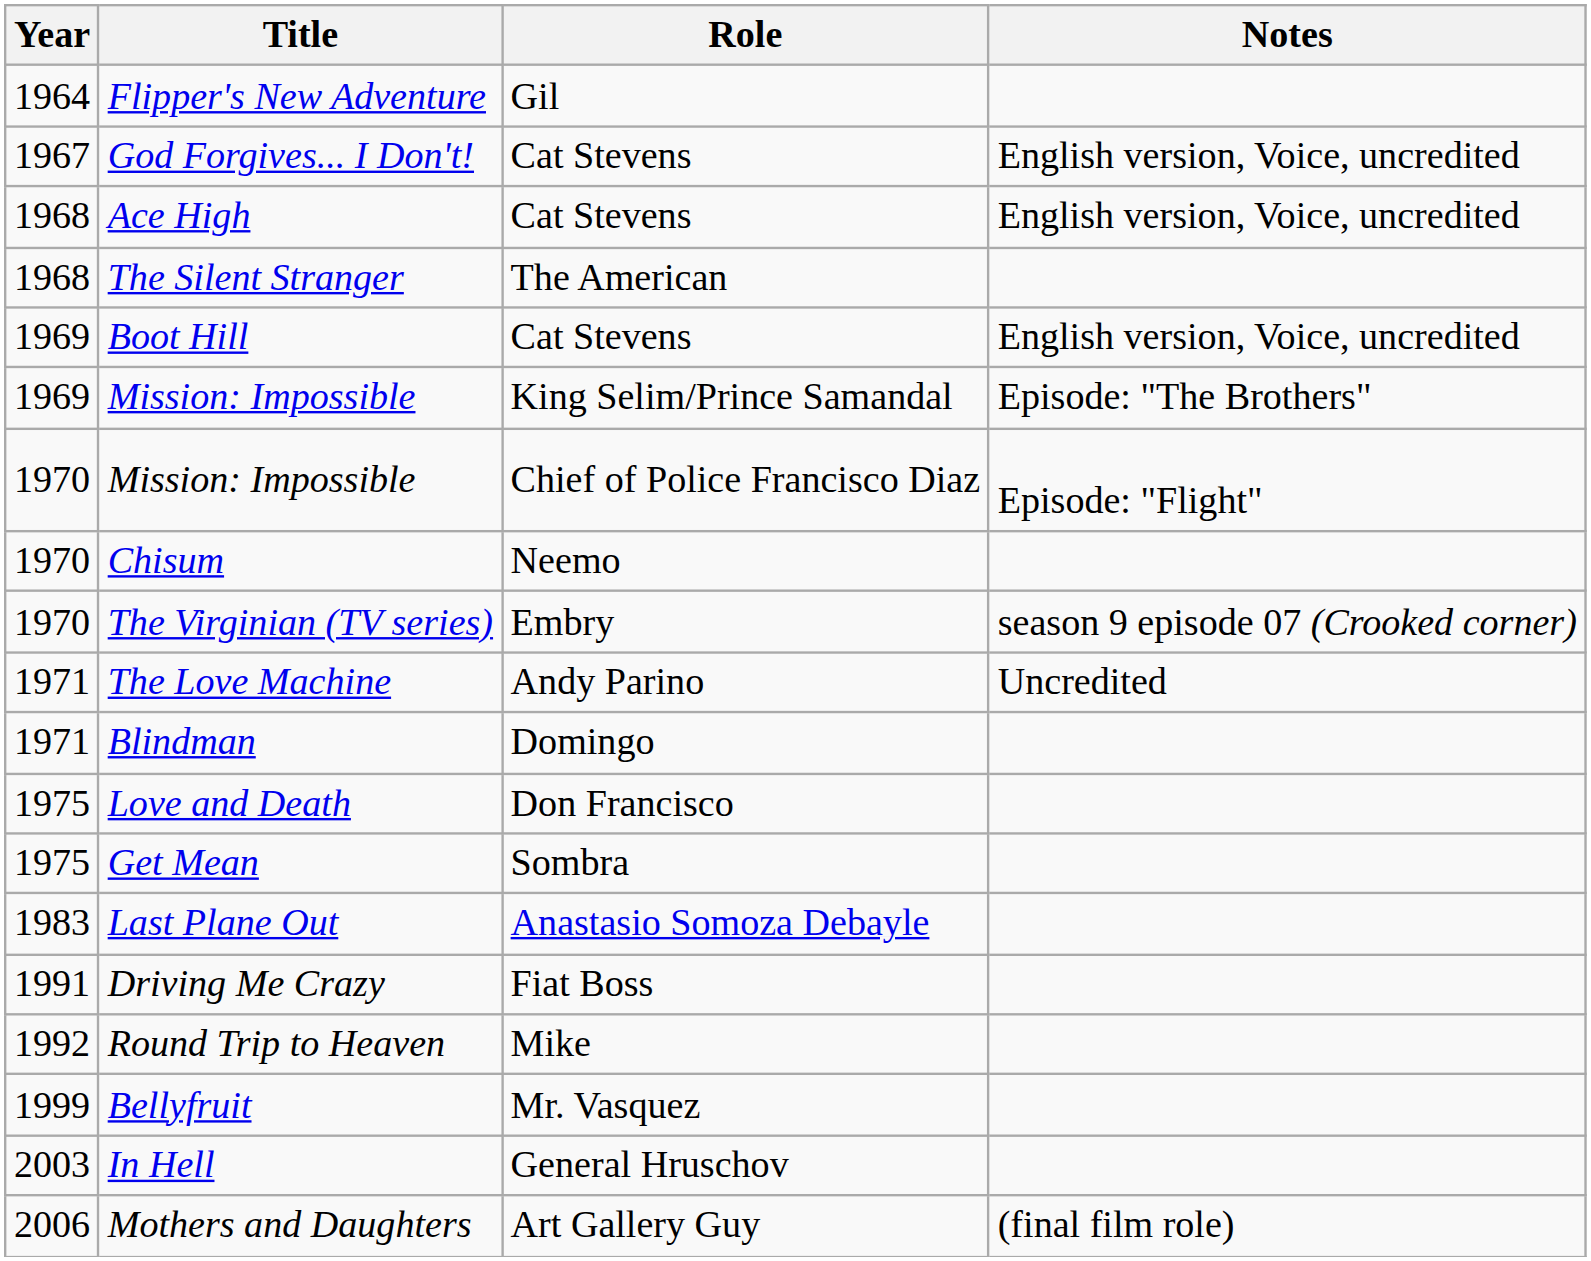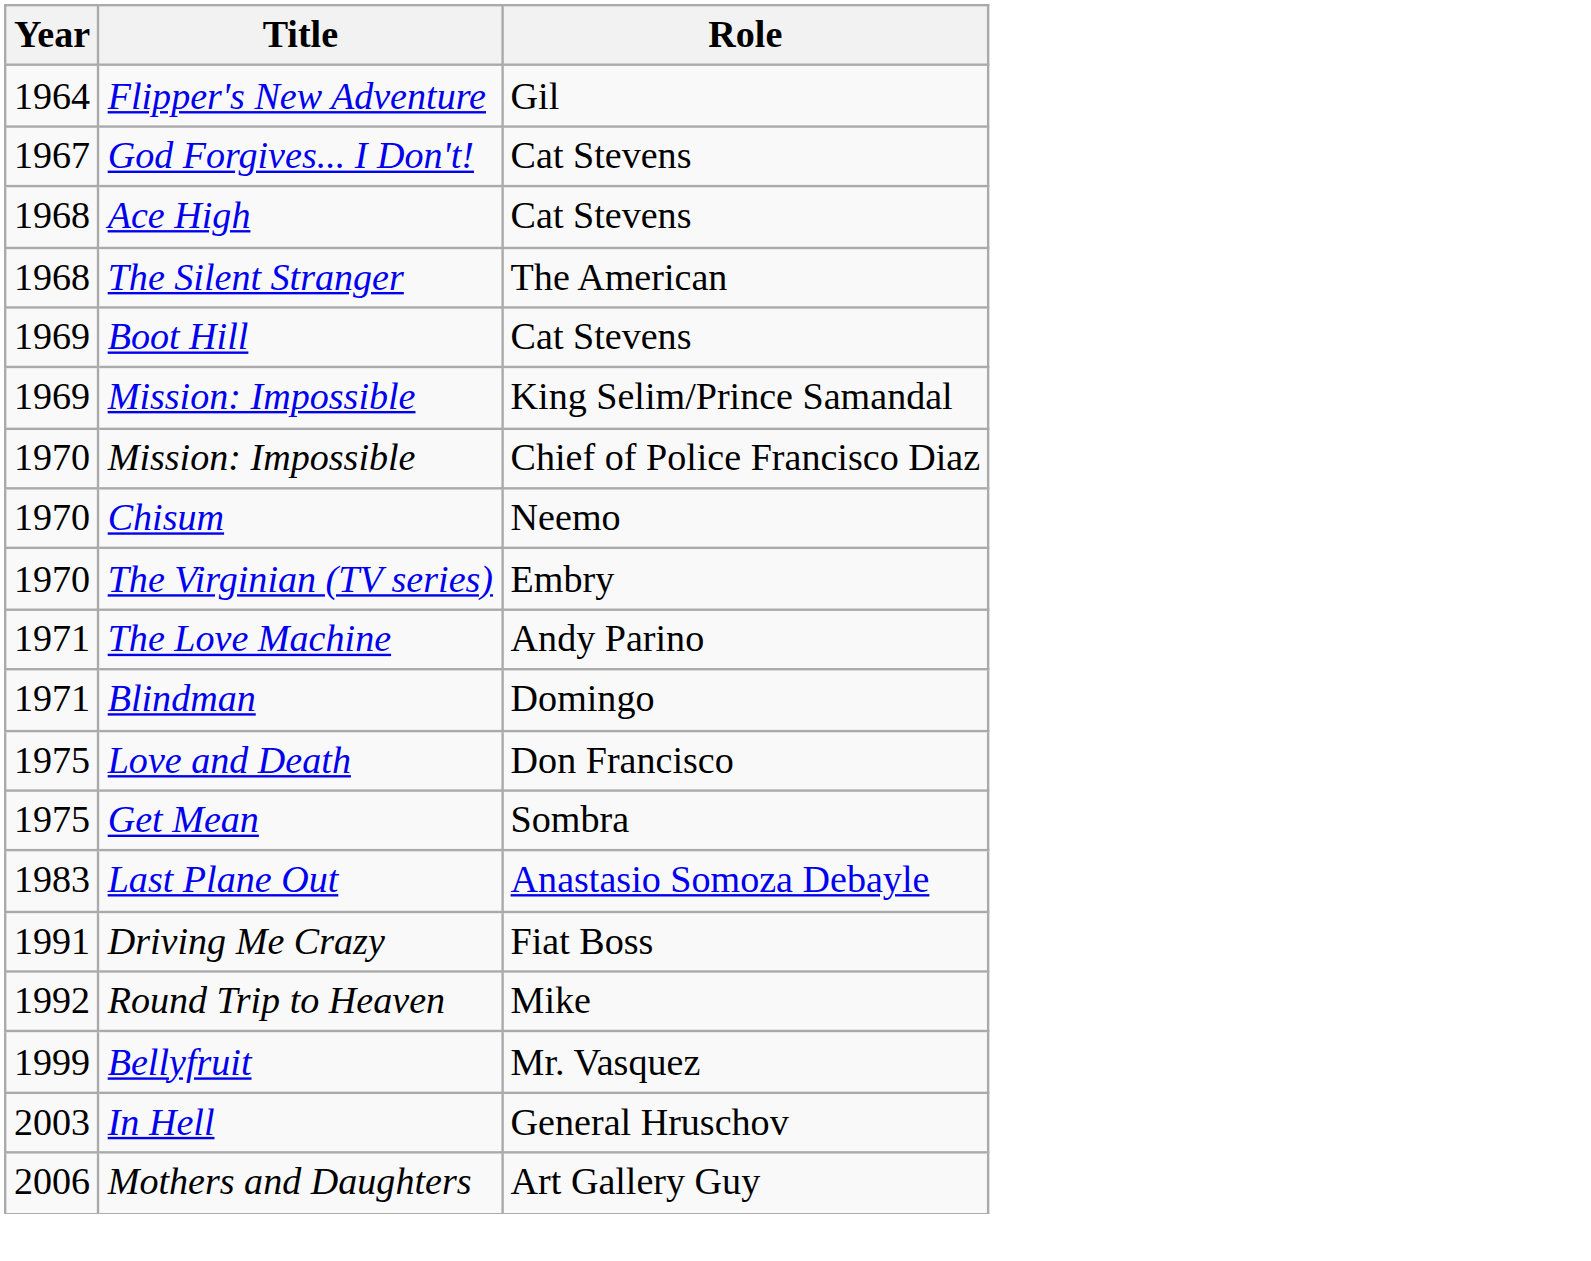- column: (1287, 34)
